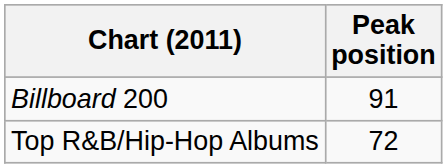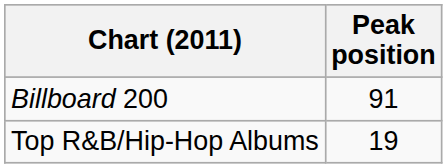(383, 141) 72 -> (383, 141) 19
